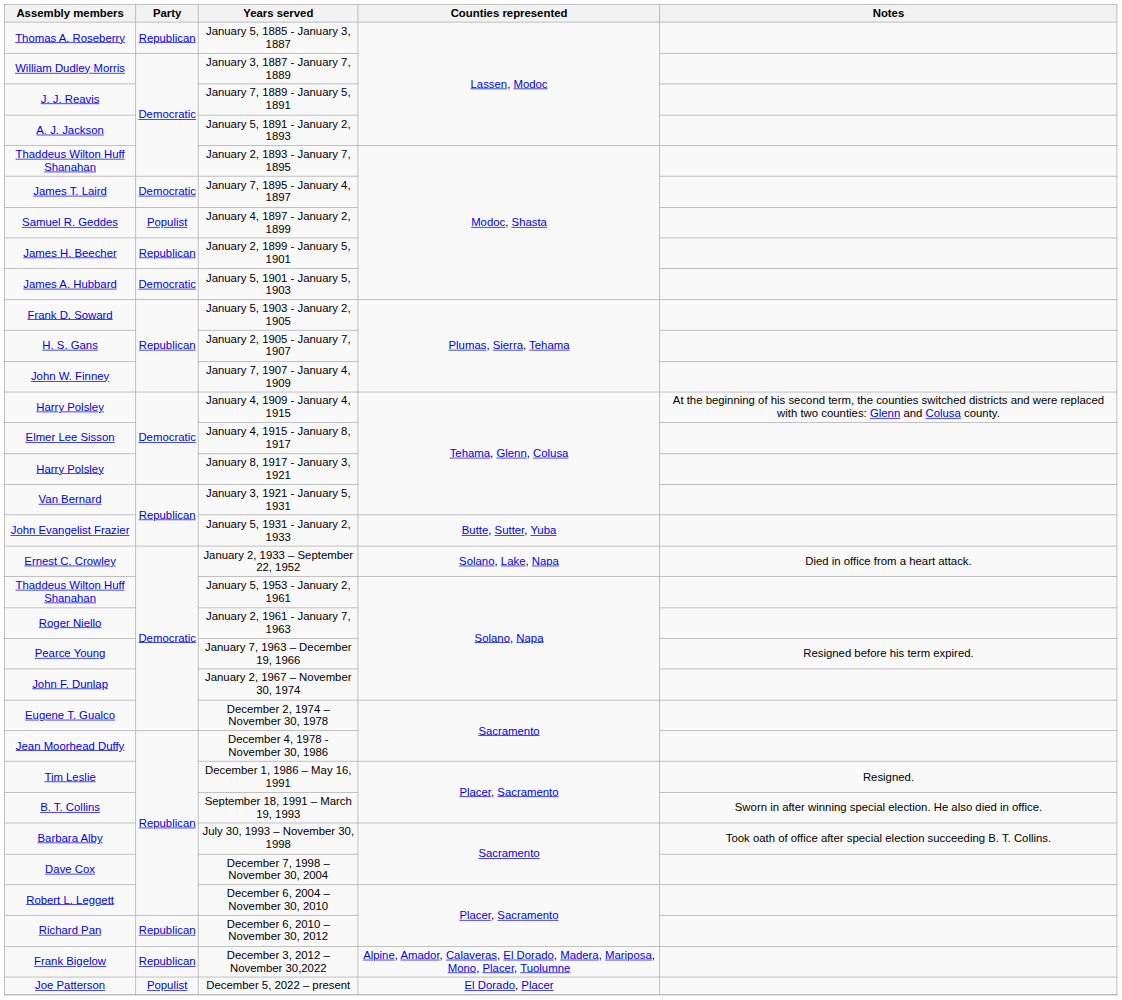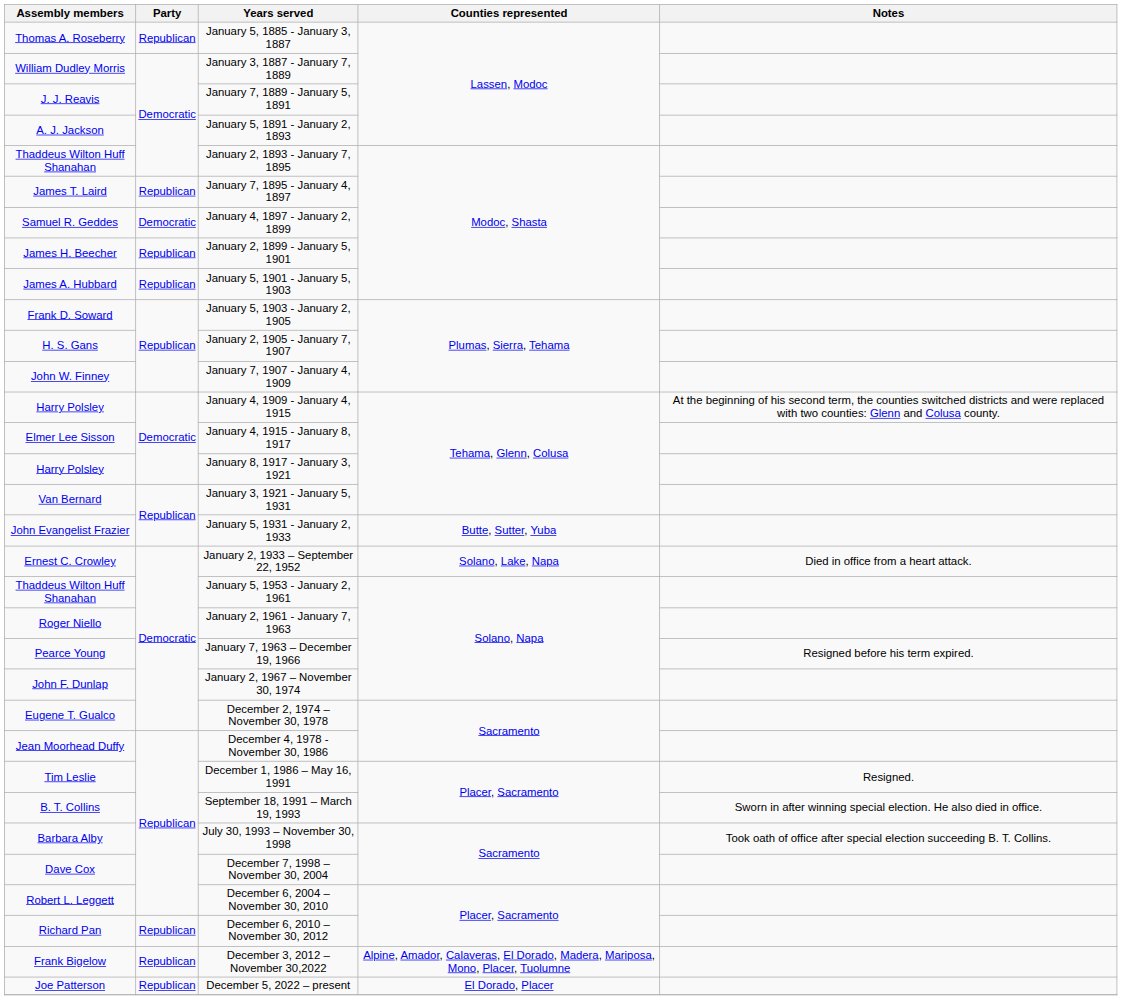(167, 191) Democratic -> (167, 191) Republican
(167, 222) Populist -> (167, 222) Democratic
(167, 284) Democratic -> (167, 284) Republican
(167, 986) Populist -> (167, 986) Republican
